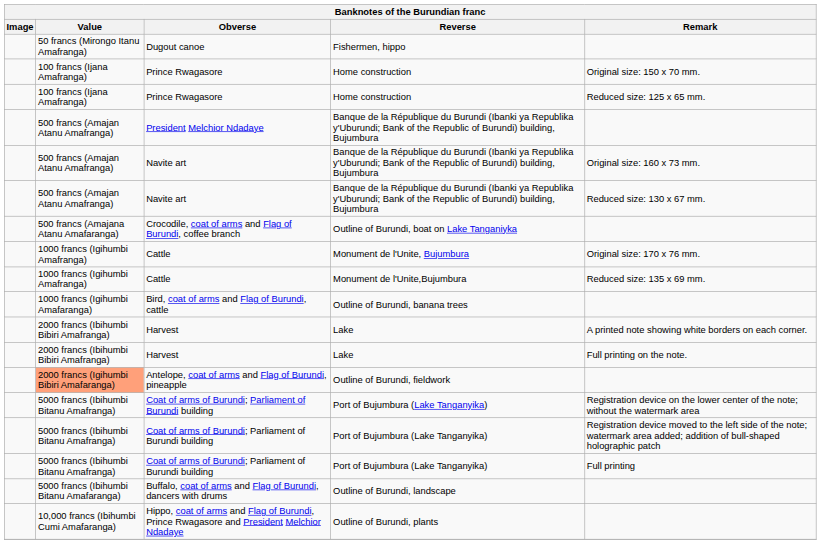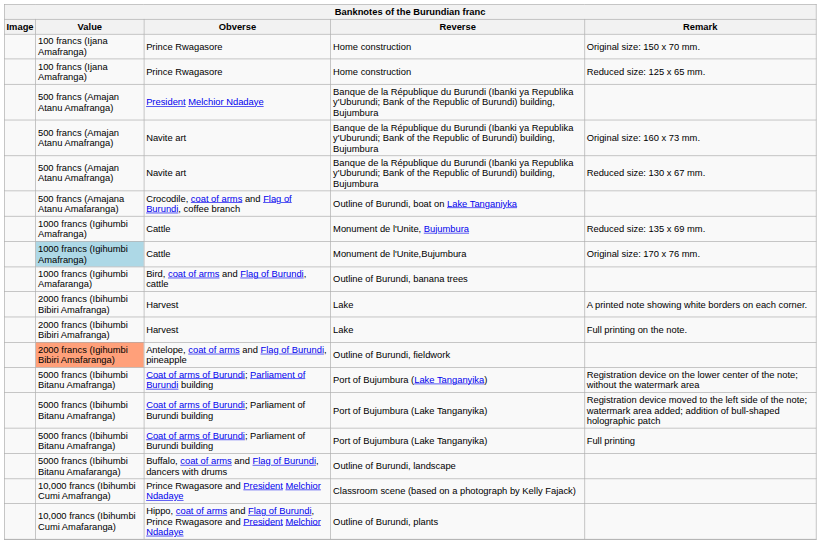- row: (175, 47)
(643, 254) Original size: 170 x 76 mm. -> (646, 229) Reduced size: 135 x 69 mm.
(83, 280) no background -> (83, 254) lightblue background
(646, 280) Reduced size: 135 x 69 mm. -> (643, 254) Original size: 170 x 76 mm.
+ row: (233, 491)
